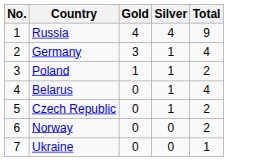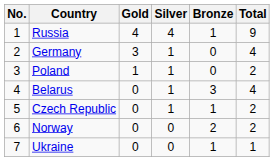+ column: (213, 14)
